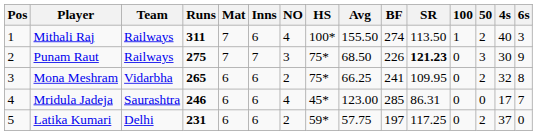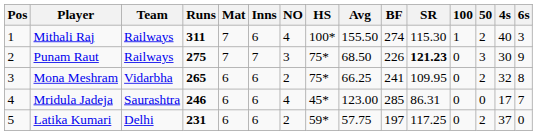(428, 36) 113.50 -> (428, 36) 115.30
